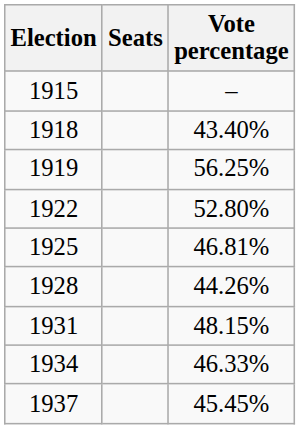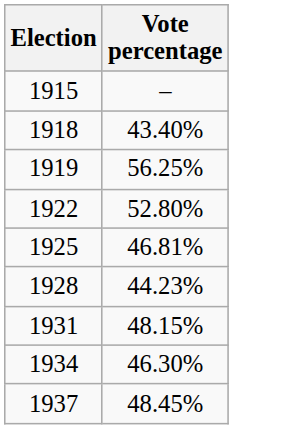- column: (135, 37)
(231, 286) 44.26% -> (165, 286) 44.23%
(231, 364) 46.33% -> (165, 364) 46.30%
(231, 403) 45.45% -> (165, 403) 48.45%
